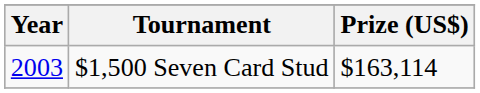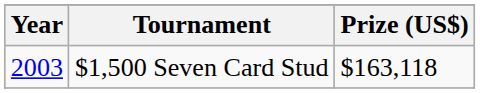(389, 66) $163,114 -> (389, 66) $163,118
